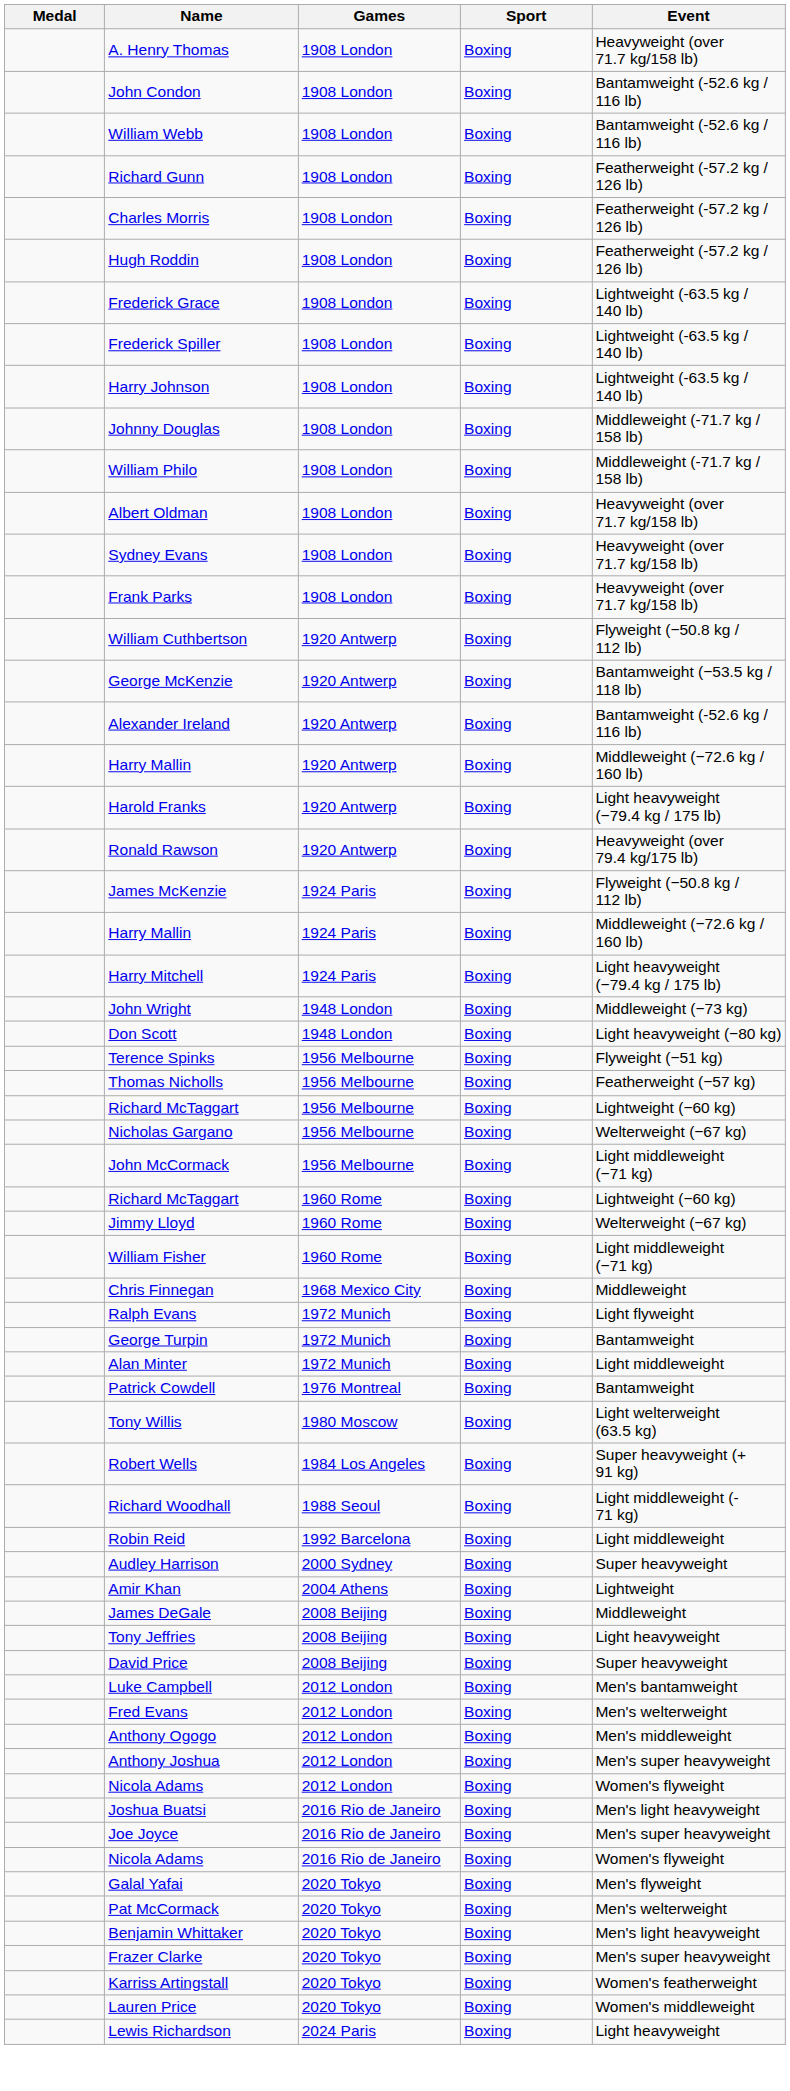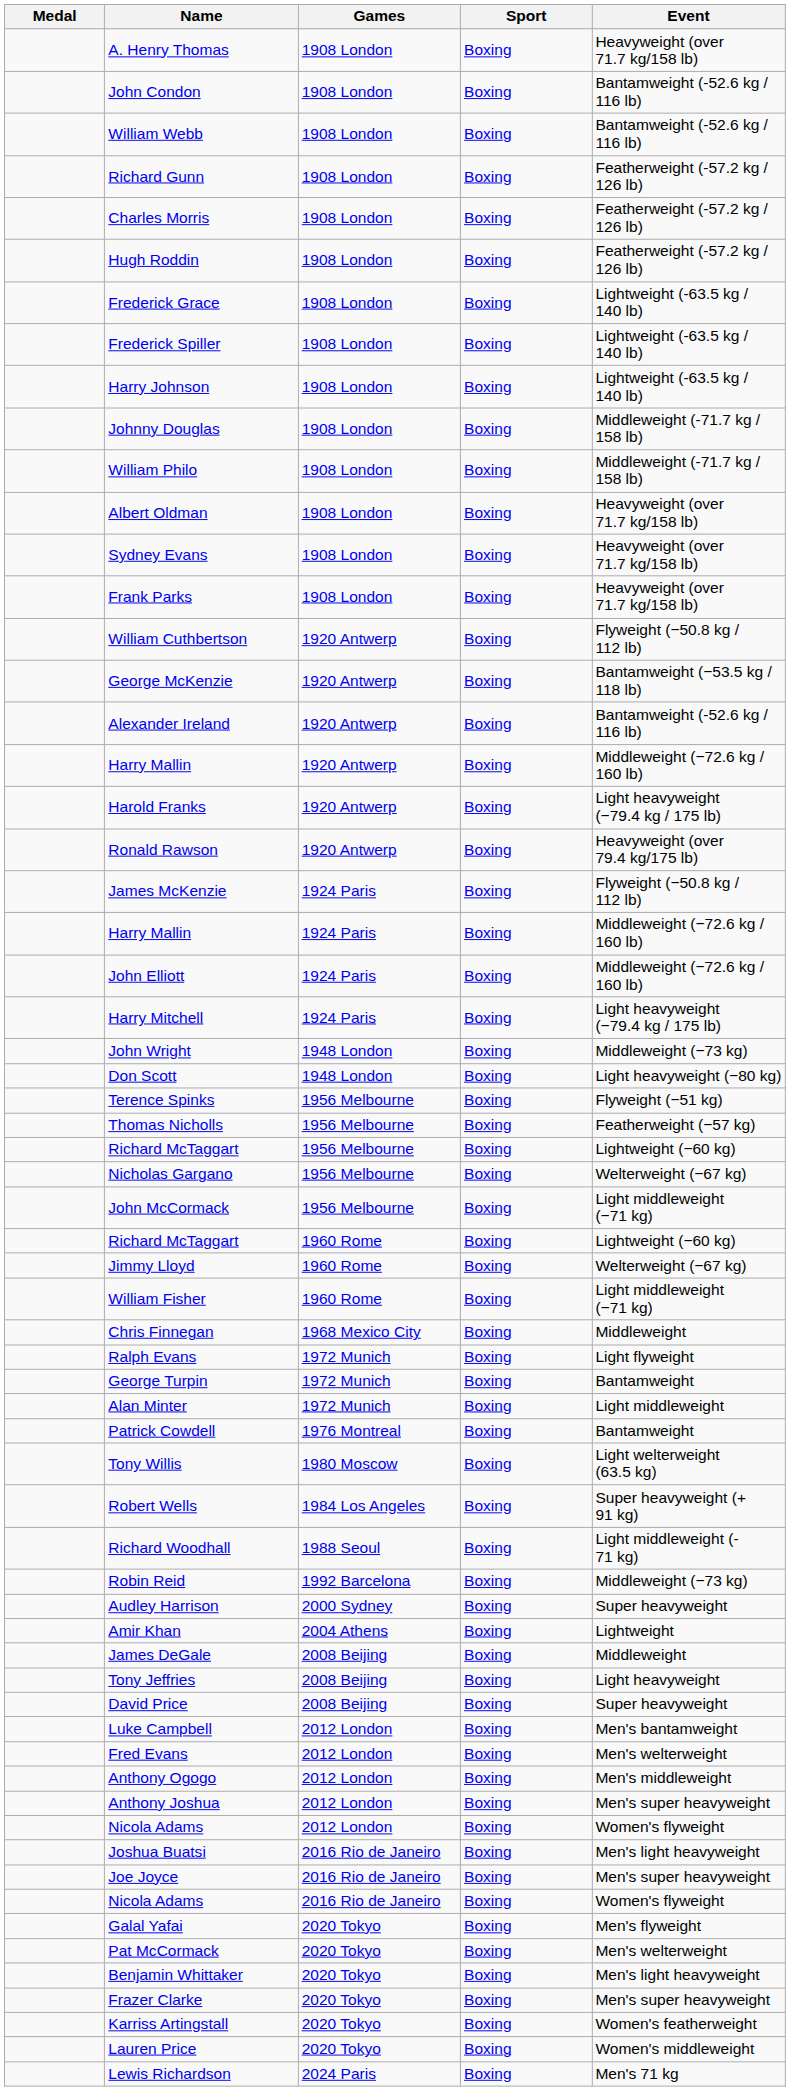+ row: (146, 975)
(660, 1539) Light middleweight -> (672, 1581) Middleweight (−73 kg)
(658, 2031) Light heavyweight -> (637, 2073) Men's 71 kg
